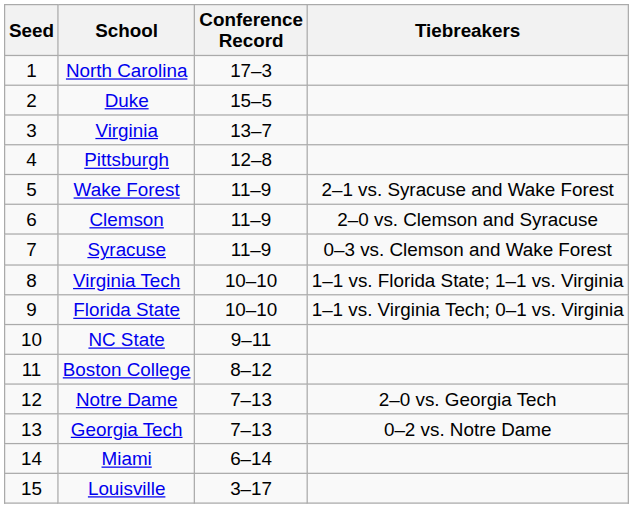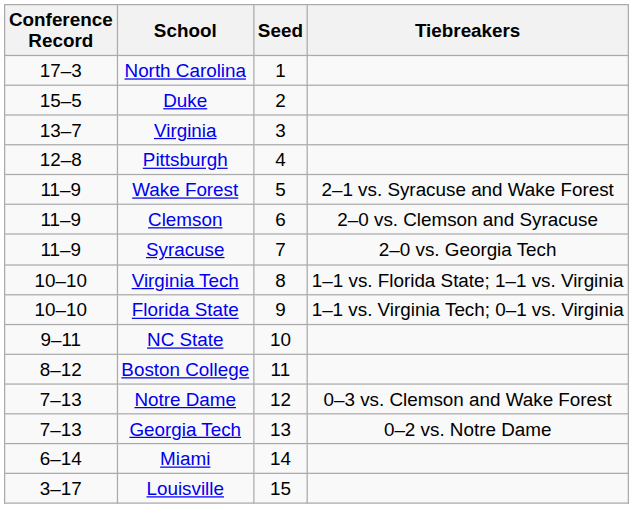columns swapped: (32, 30) <-> (251, 30)
(468, 250) 0–3 vs. Clemson and Wake Forest -> (468, 250) 2–0 vs. Georgia Tech
(468, 399) 2–0 vs. Georgia Tech -> (468, 399) 0–3 vs. Clemson and Wake Forest
